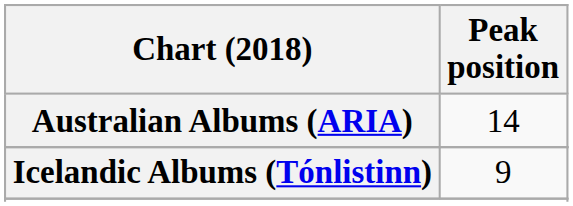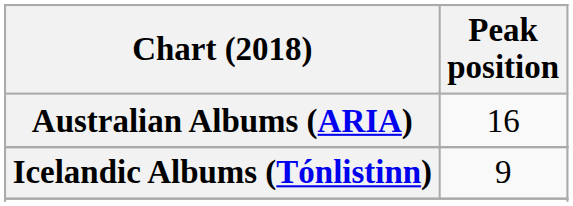(503, 119) 14 -> (503, 119) 16
